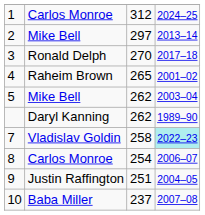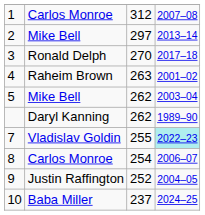(177, 15) 2024–25 -> (177, 15) 2007–08
(141, 76) 265 -> (141, 76) 263
(141, 138) 258 -> (141, 138) 255
(141, 179) 251 -> (141, 179) 252
(177, 200) 2007–08 -> (177, 200) 2024–25
